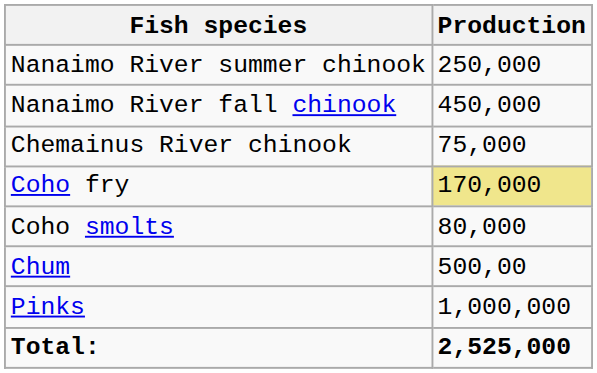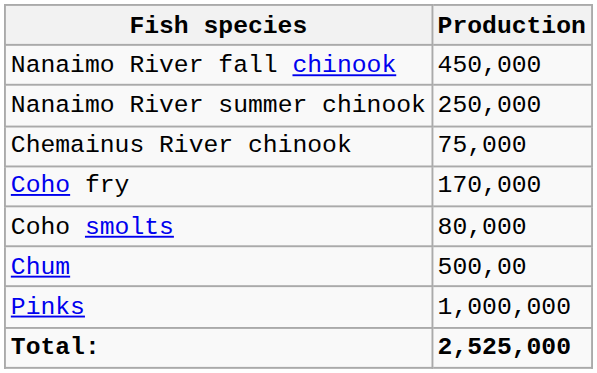rows swapped: (204, 106) <-> (218, 65)
(489, 186) khaki background -> (489, 186) no background
